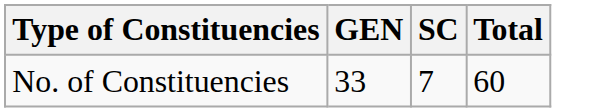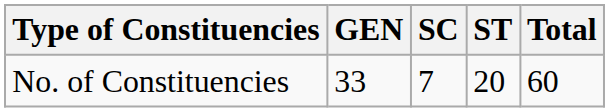+ column: (493, 29)
